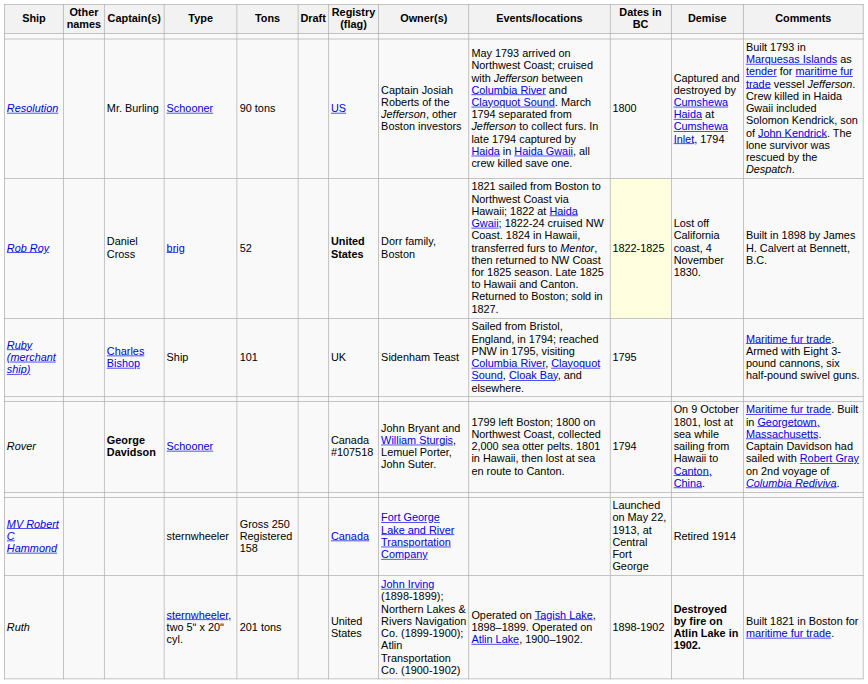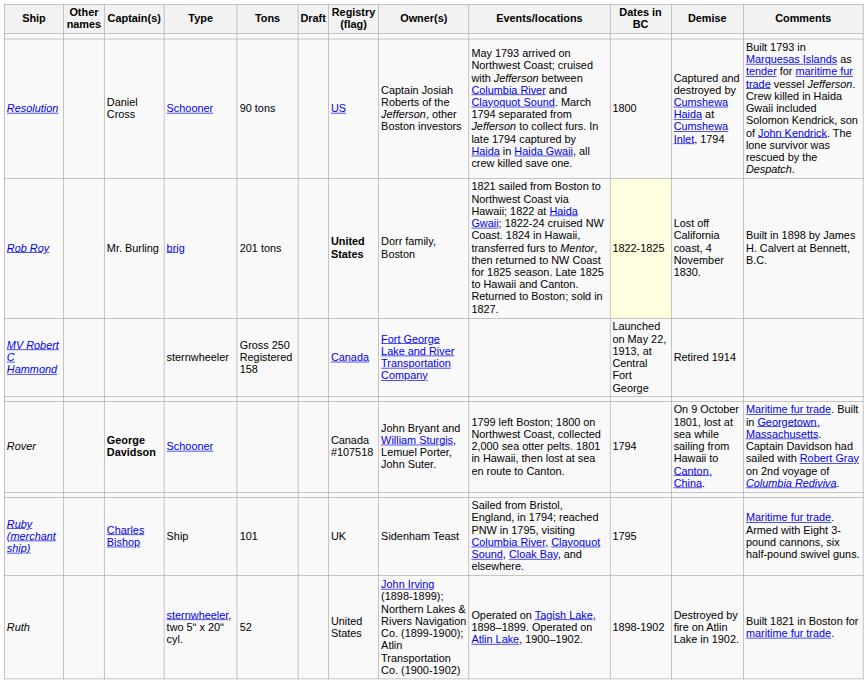(133, 108) Mr. Burling -> (122, 108) Daniel Cross
(122, 248) Daniel Cross -> (133, 248) Mr. Burling
(246, 248) 52 -> (261, 248) 201 tons
rows swapped: (33, 536) <-> (31, 357)
(261, 627) 201 tons -> (246, 627) 52
(706, 627) bold -> (706, 627) normal
